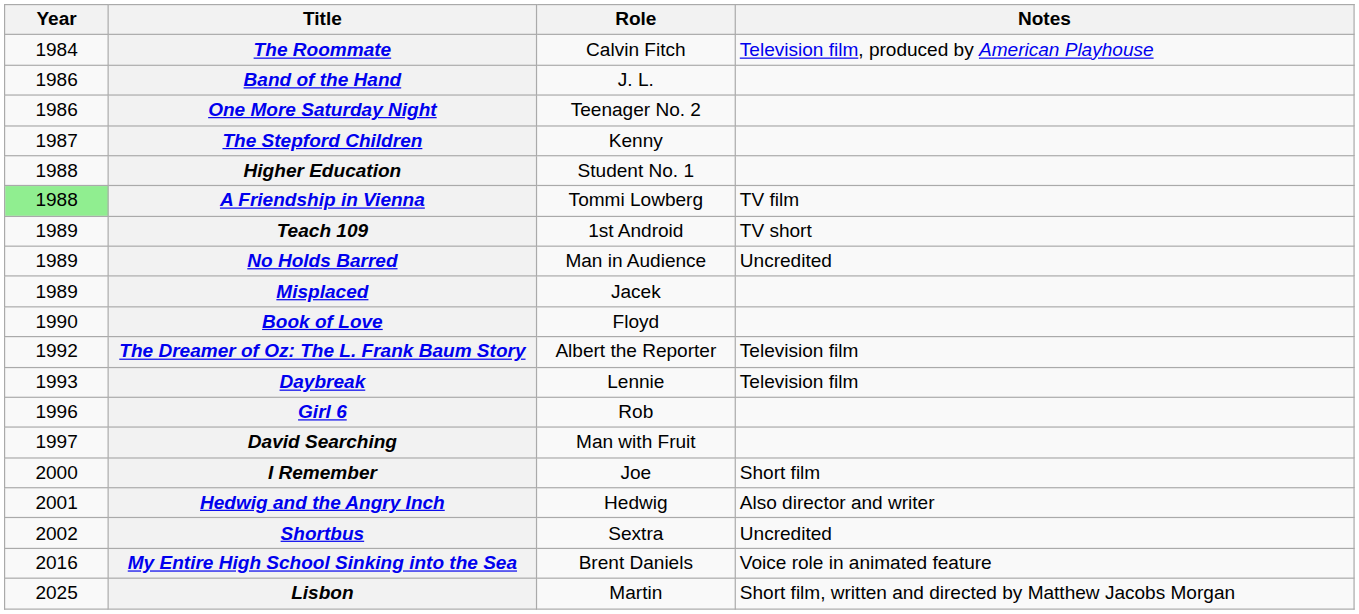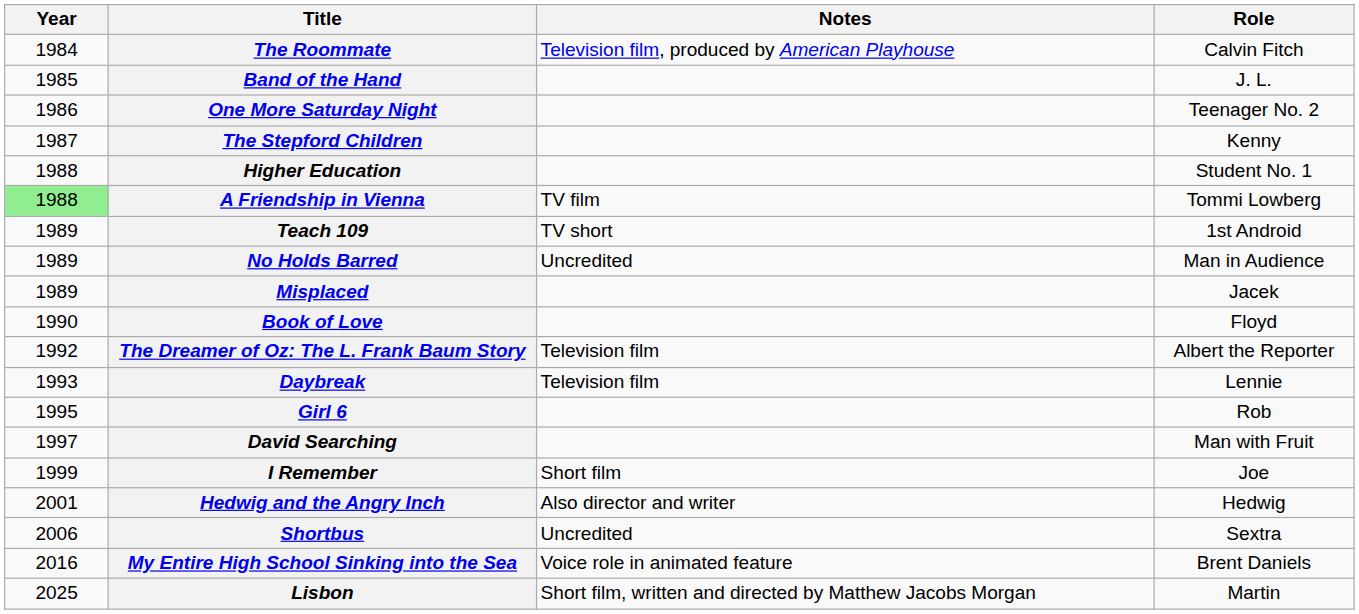columns swapped: (636, 19) <-> (1044, 19)
(57, 79) 1986 -> (57, 79) 1985
(57, 412) 1996 -> (57, 412) 1995
(57, 472) 2000 -> (57, 472) 1999
(57, 532) 2002 -> (57, 532) 2006
